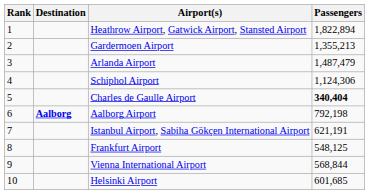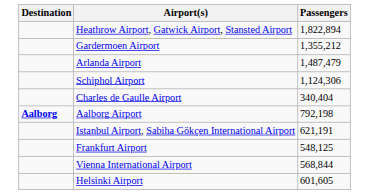- column: (19, 12)
(335, 46) 1,355,213 -> (320, 46) 1,355,212
(331, 97) bold -> (317, 97) normal
(331, 181) 601,685 -> (317, 181) 601,605
